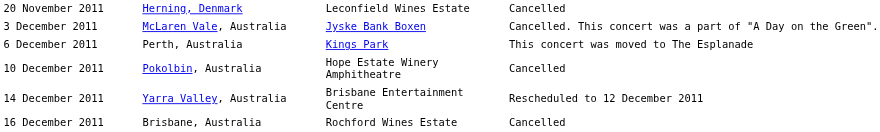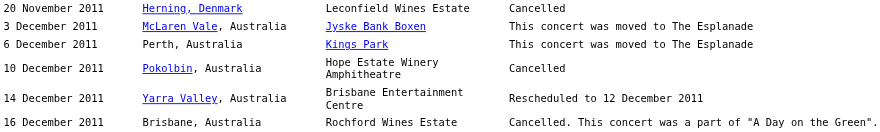(694, 27) Cancelled. This concert was a part of "A Day on the Green". -> (631, 27) This concert was moved to The Esplanade
(537, 123) Cancelled -> (694, 123) Cancelled. This concert was a part of "A Day on the Green".
